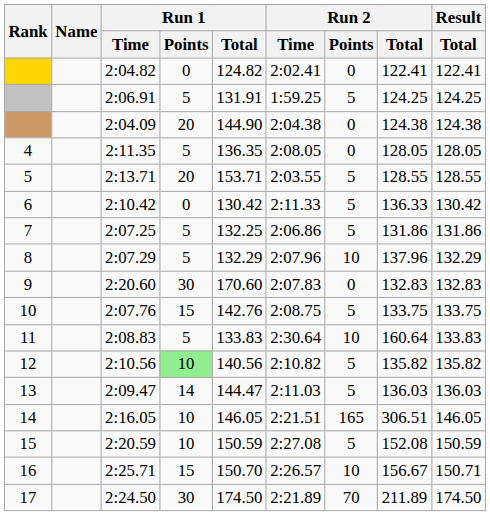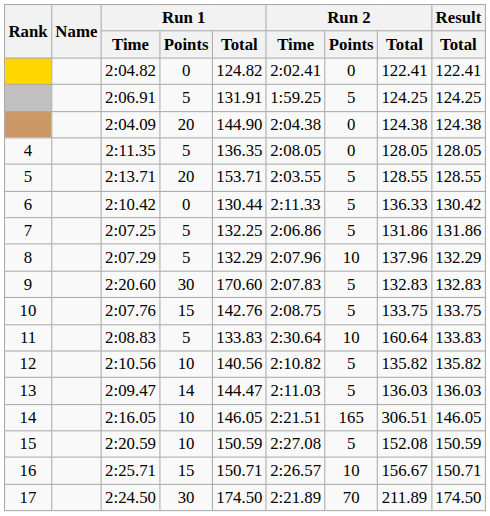(239, 204) 130.42 -> (239, 204) 130.44
(351, 284) 0 -> (351, 284) 5
(186, 364) lightgreen background -> (186, 364) no background
(239, 470) 150.70 -> (239, 470) 150.71
